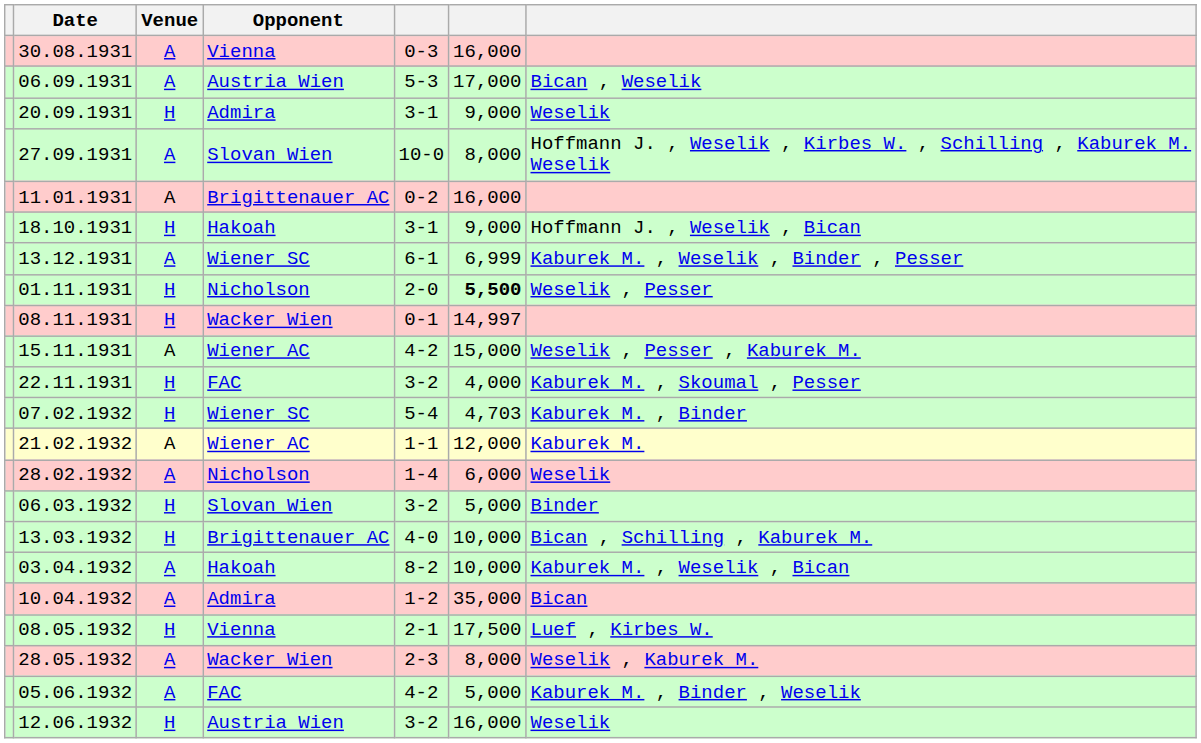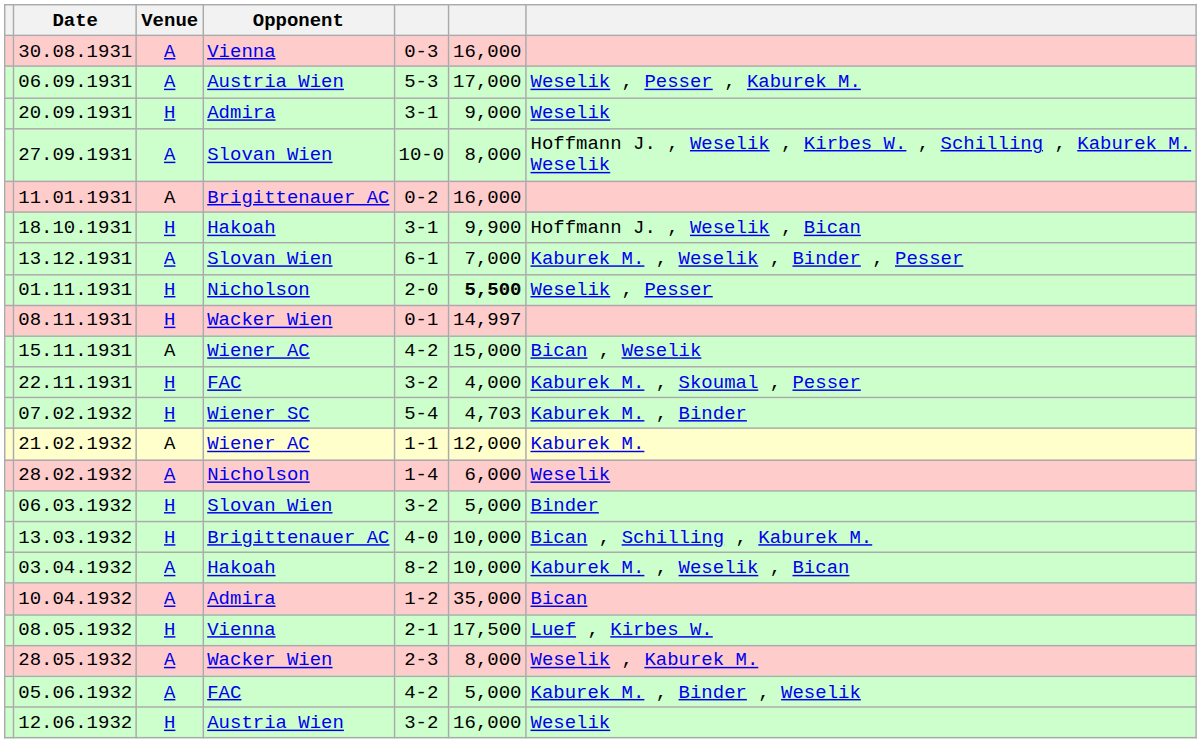(616, 82) Bican , Weselik -> (696, 82) Weselik , Pesser , Kaburek M.
(493, 228) 9,000 -> (493, 228) 9,900
(258, 259) Wiener SC -> (270, 259) Slovan Wien
(493, 259) 6,999 -> (493, 259) 7,000
(696, 351) Weselik , Pesser , Kaburek M. -> (616, 351) Bican , Weselik
